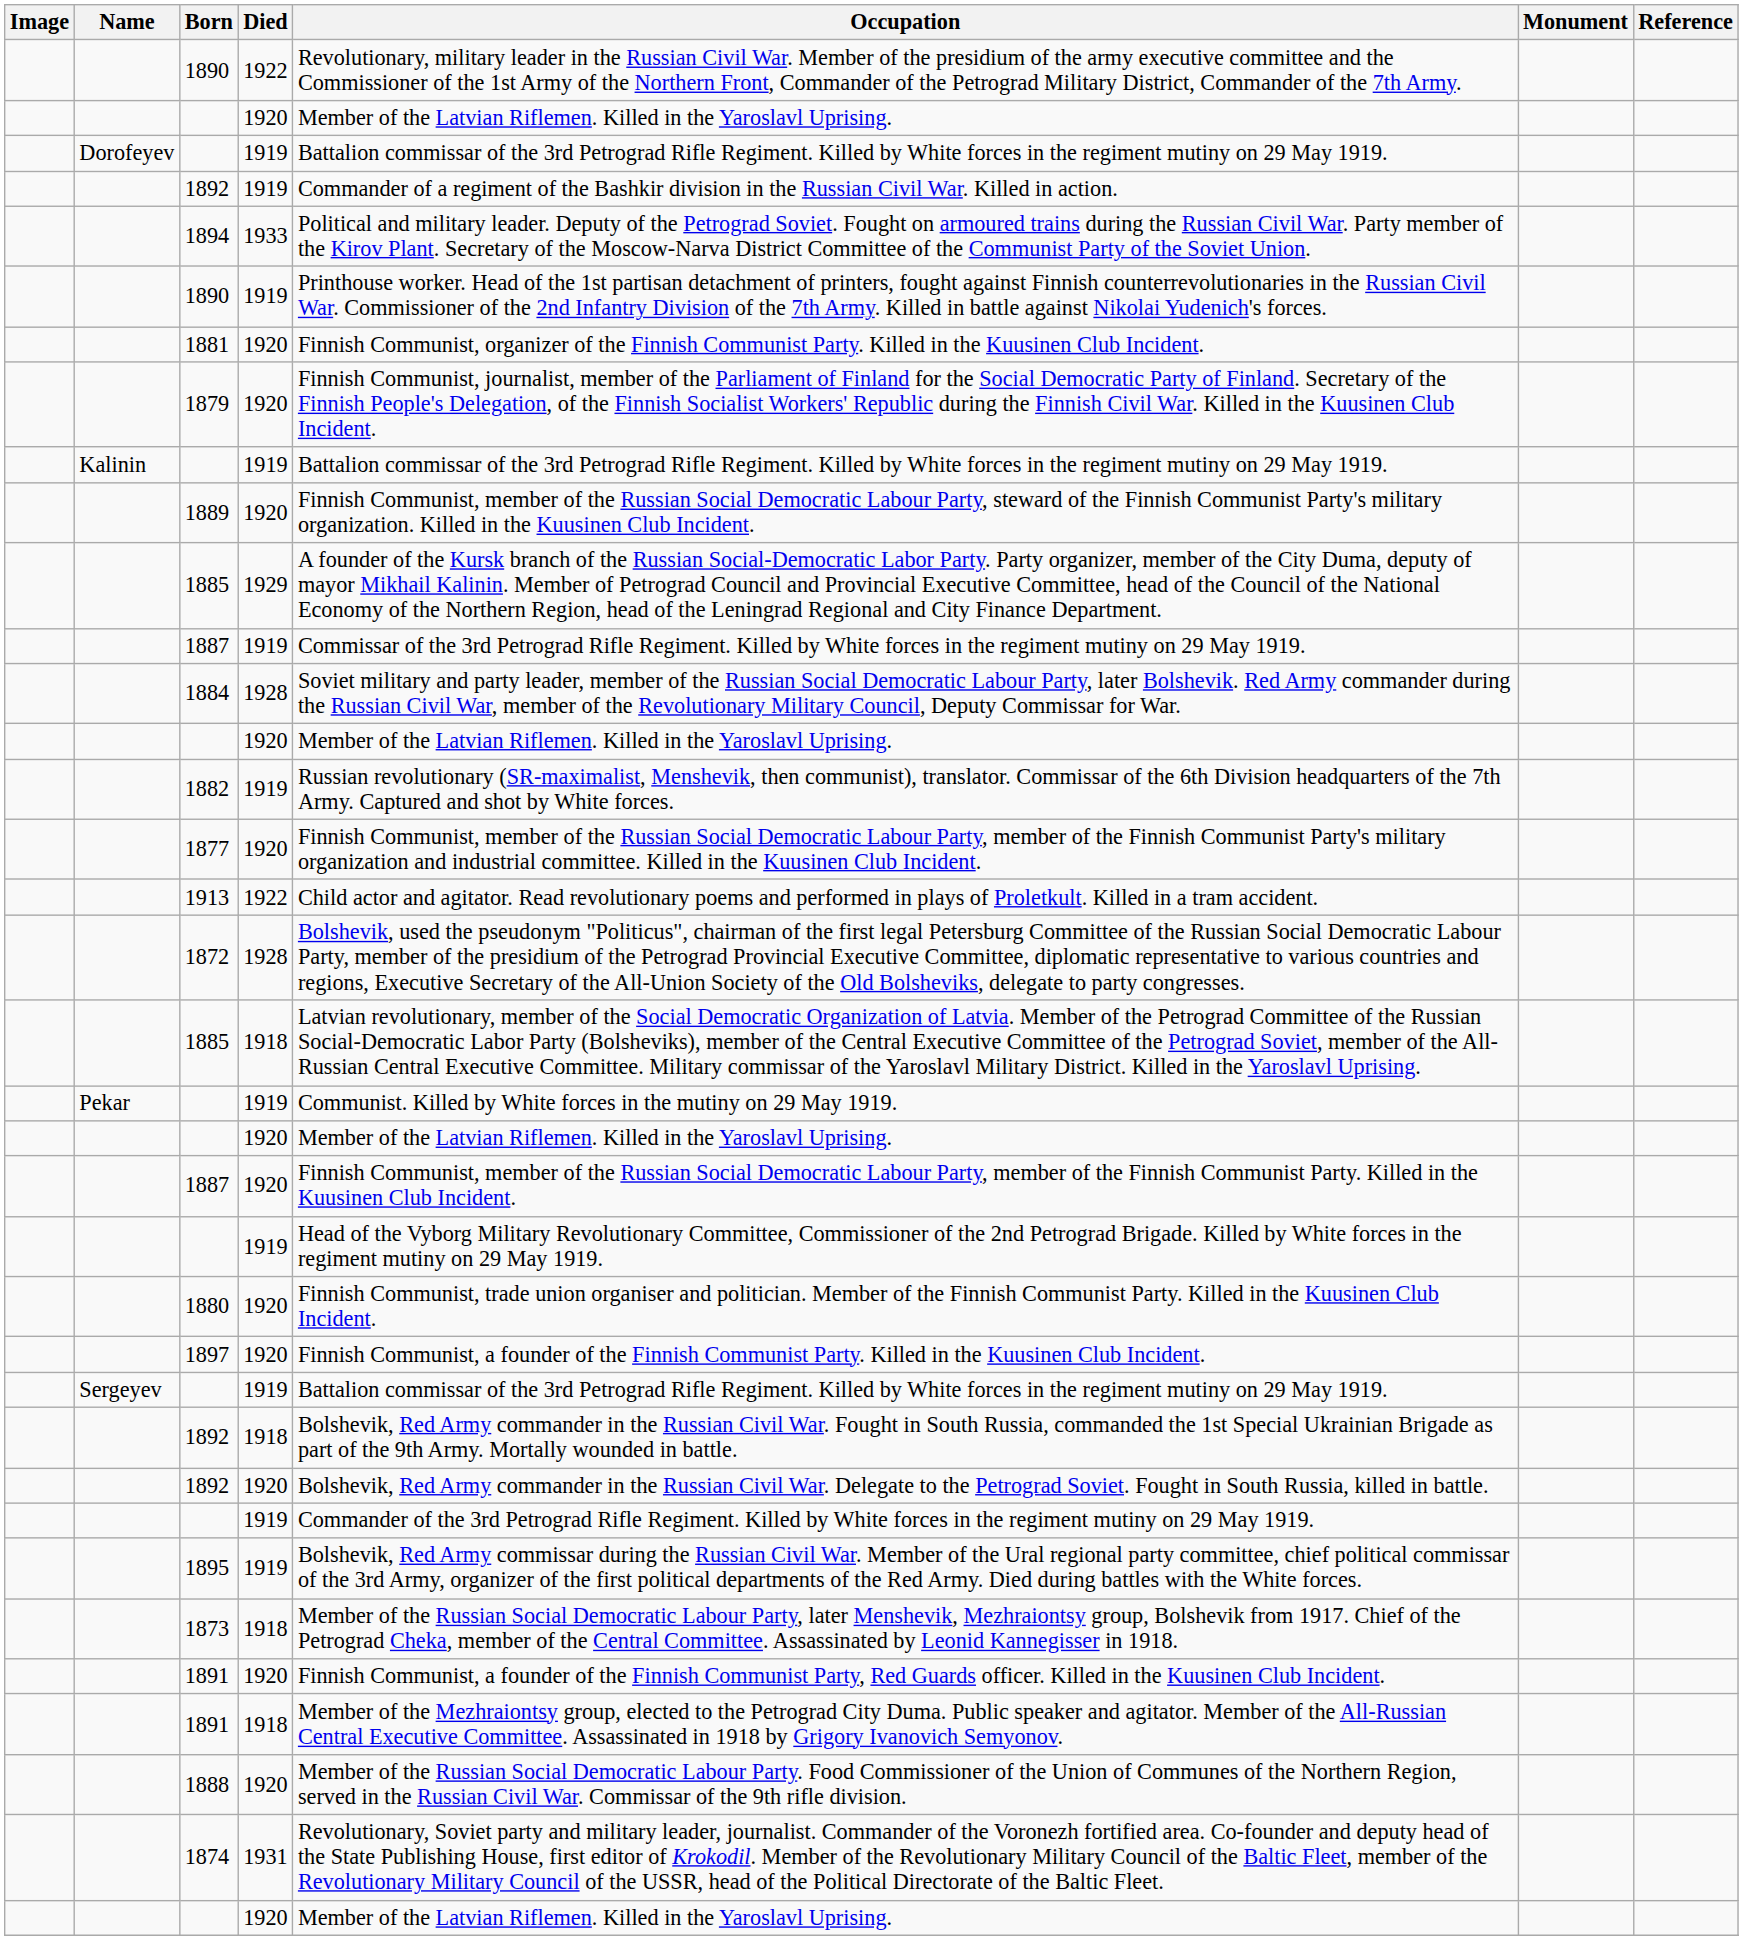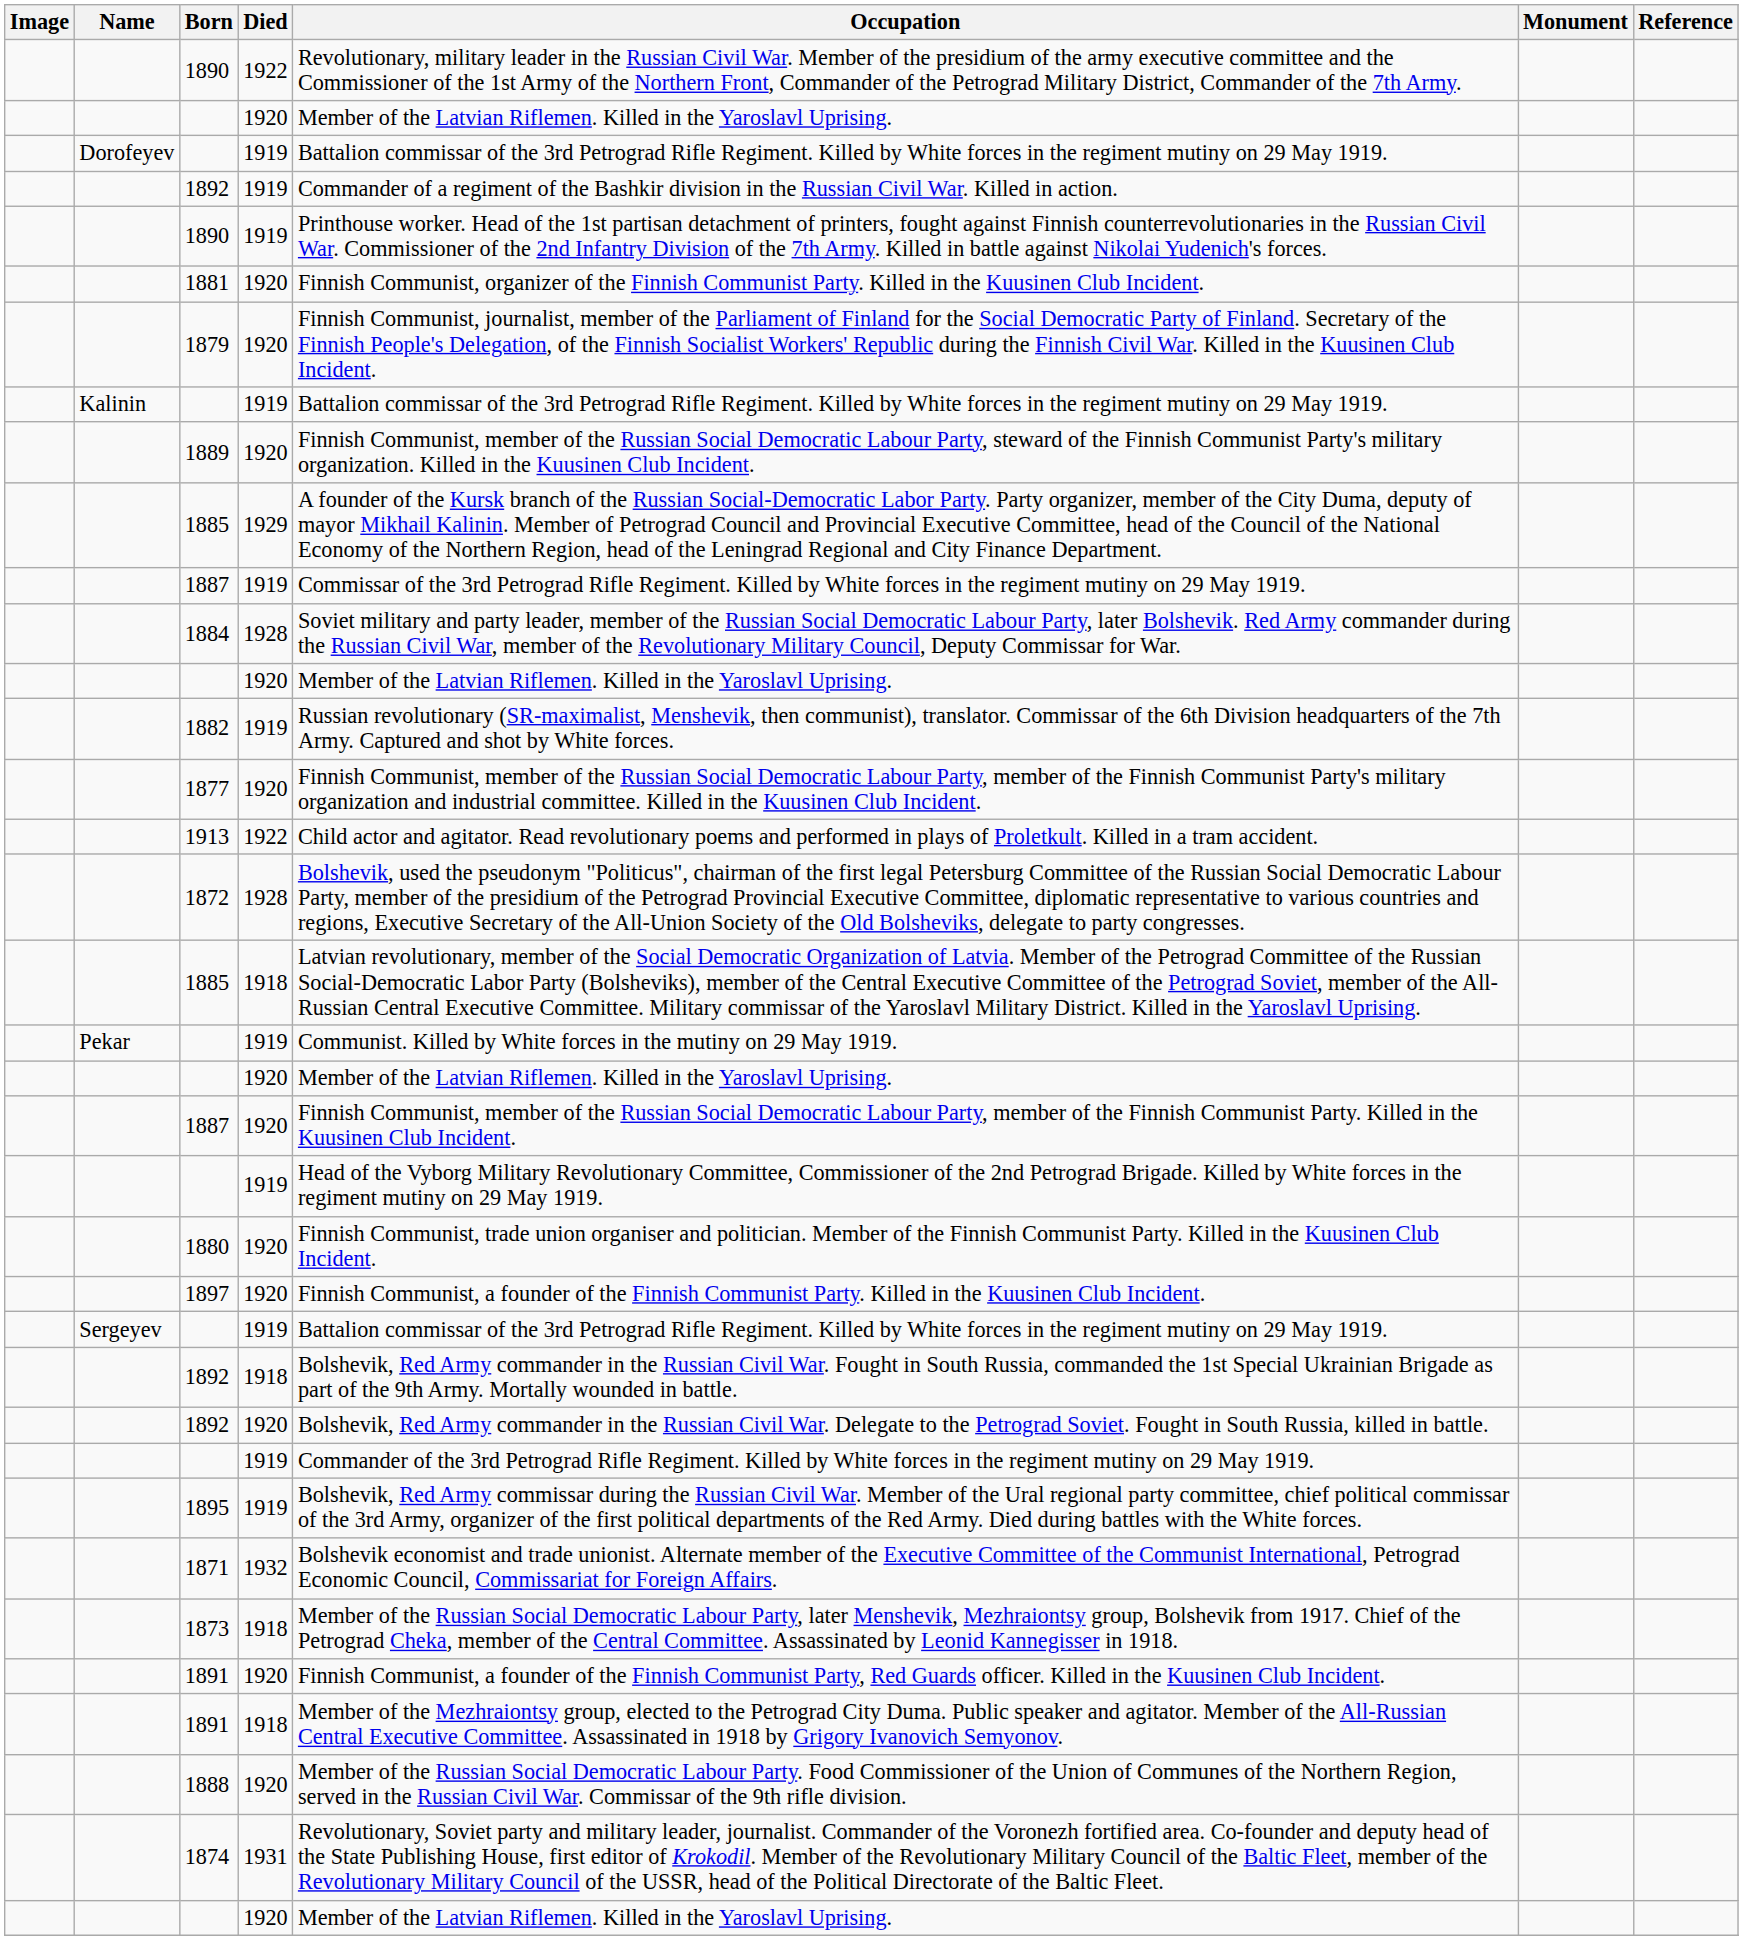- row: (207, 236)
+ row: (207, 1568)
